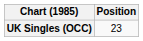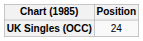(116, 28) 23 -> (116, 28) 24
